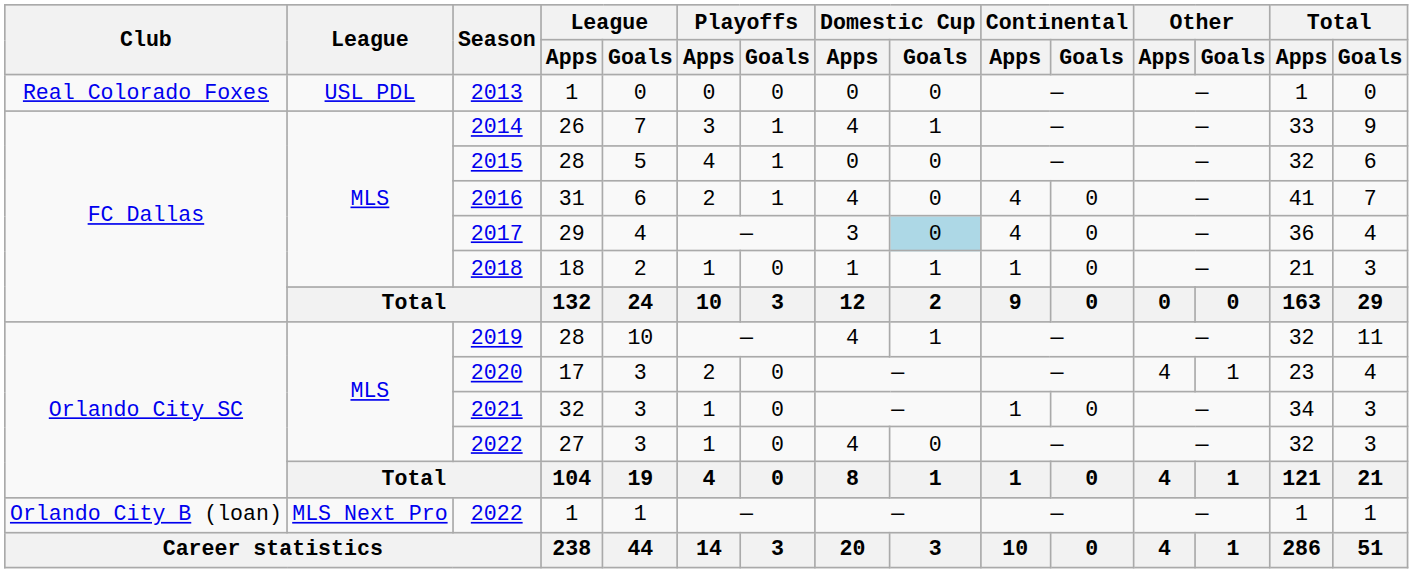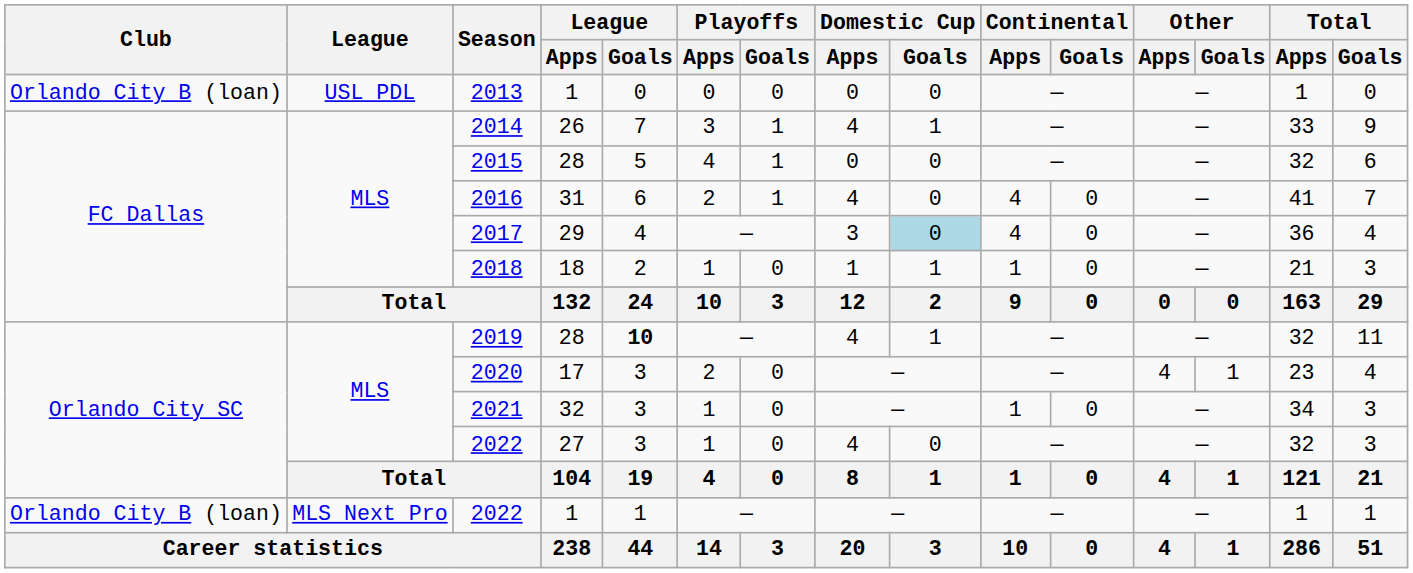(146, 93) Real Colorado Foxes -> (146, 93) Orlando City B (loan)
(640, 339) normal -> (640, 339) bold
